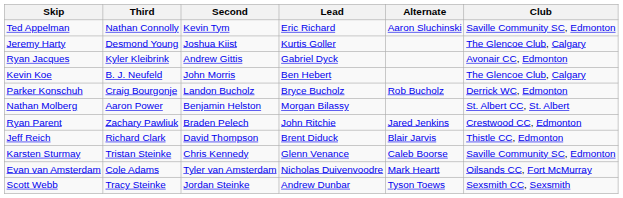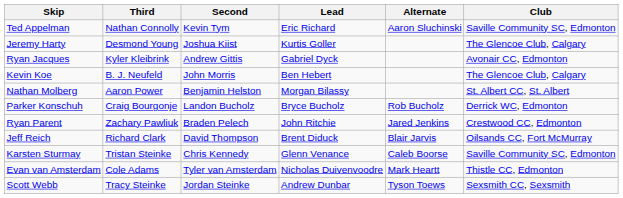rows swapped: (45, 91) <-> (42, 106)
(515, 138) Thistle CC, Edmonton -> (529, 138) Oilsands CC, Fort McMurray
(529, 169) Oilsands CC, Fort McMurray -> (515, 169) Thistle CC, Edmonton
